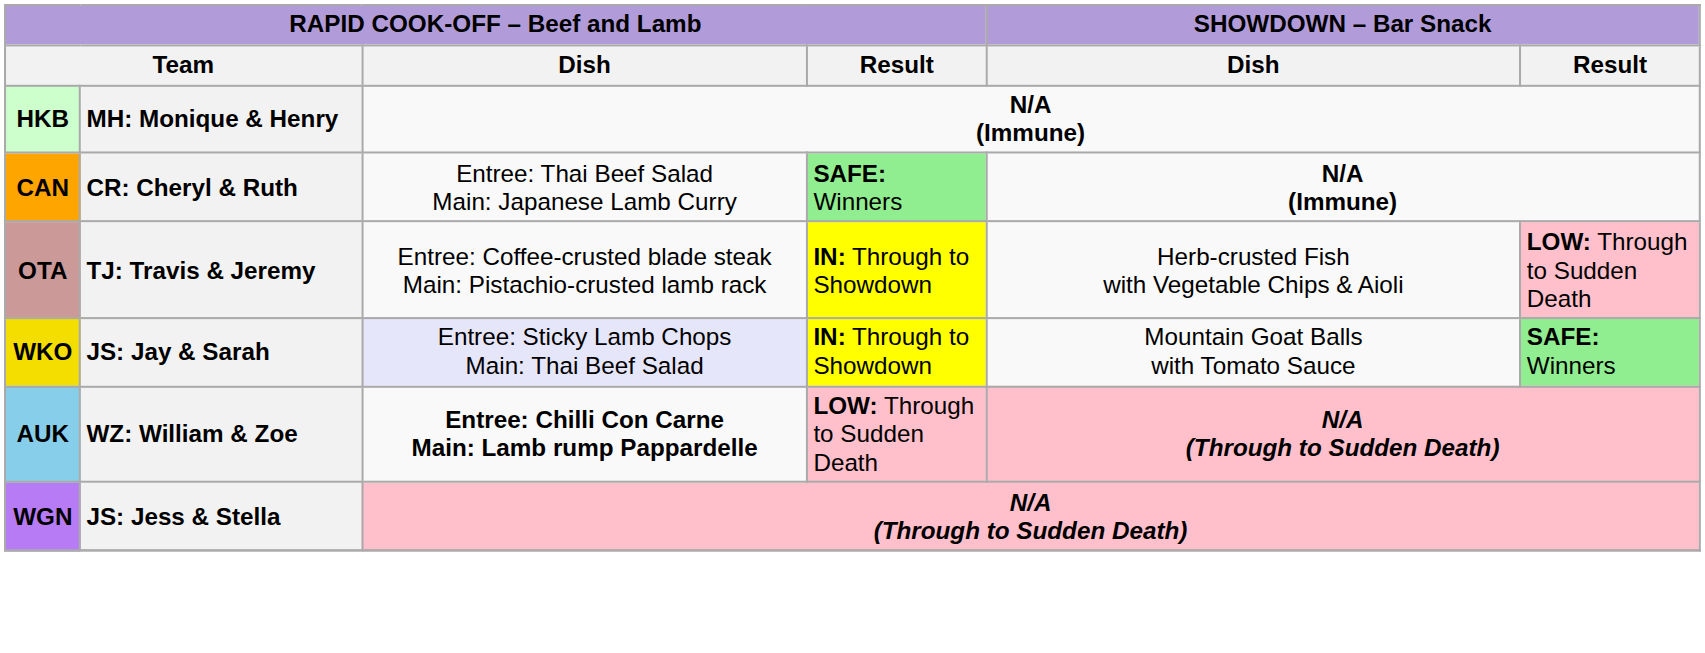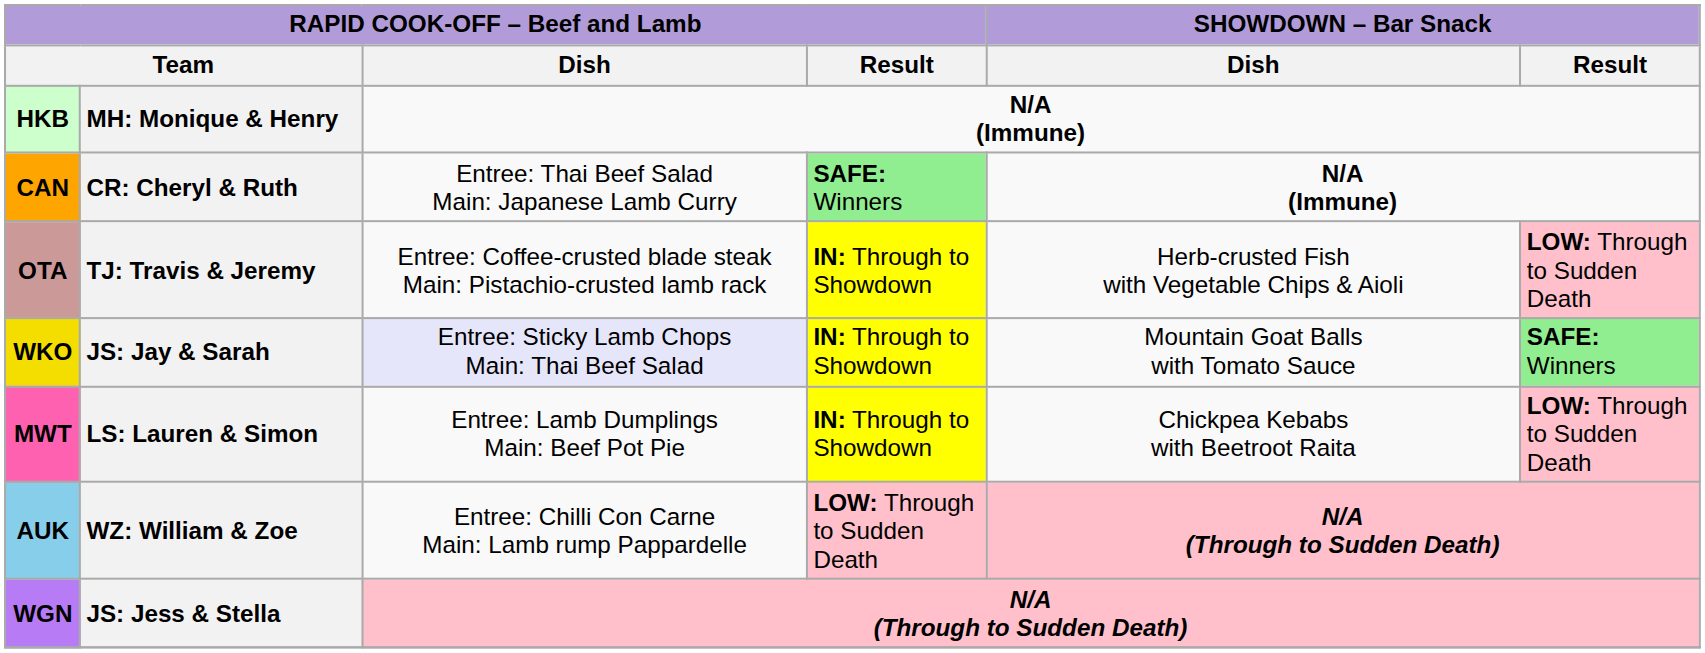+ row: (202, 434)
(585, 434) bold -> (585, 531) normal
